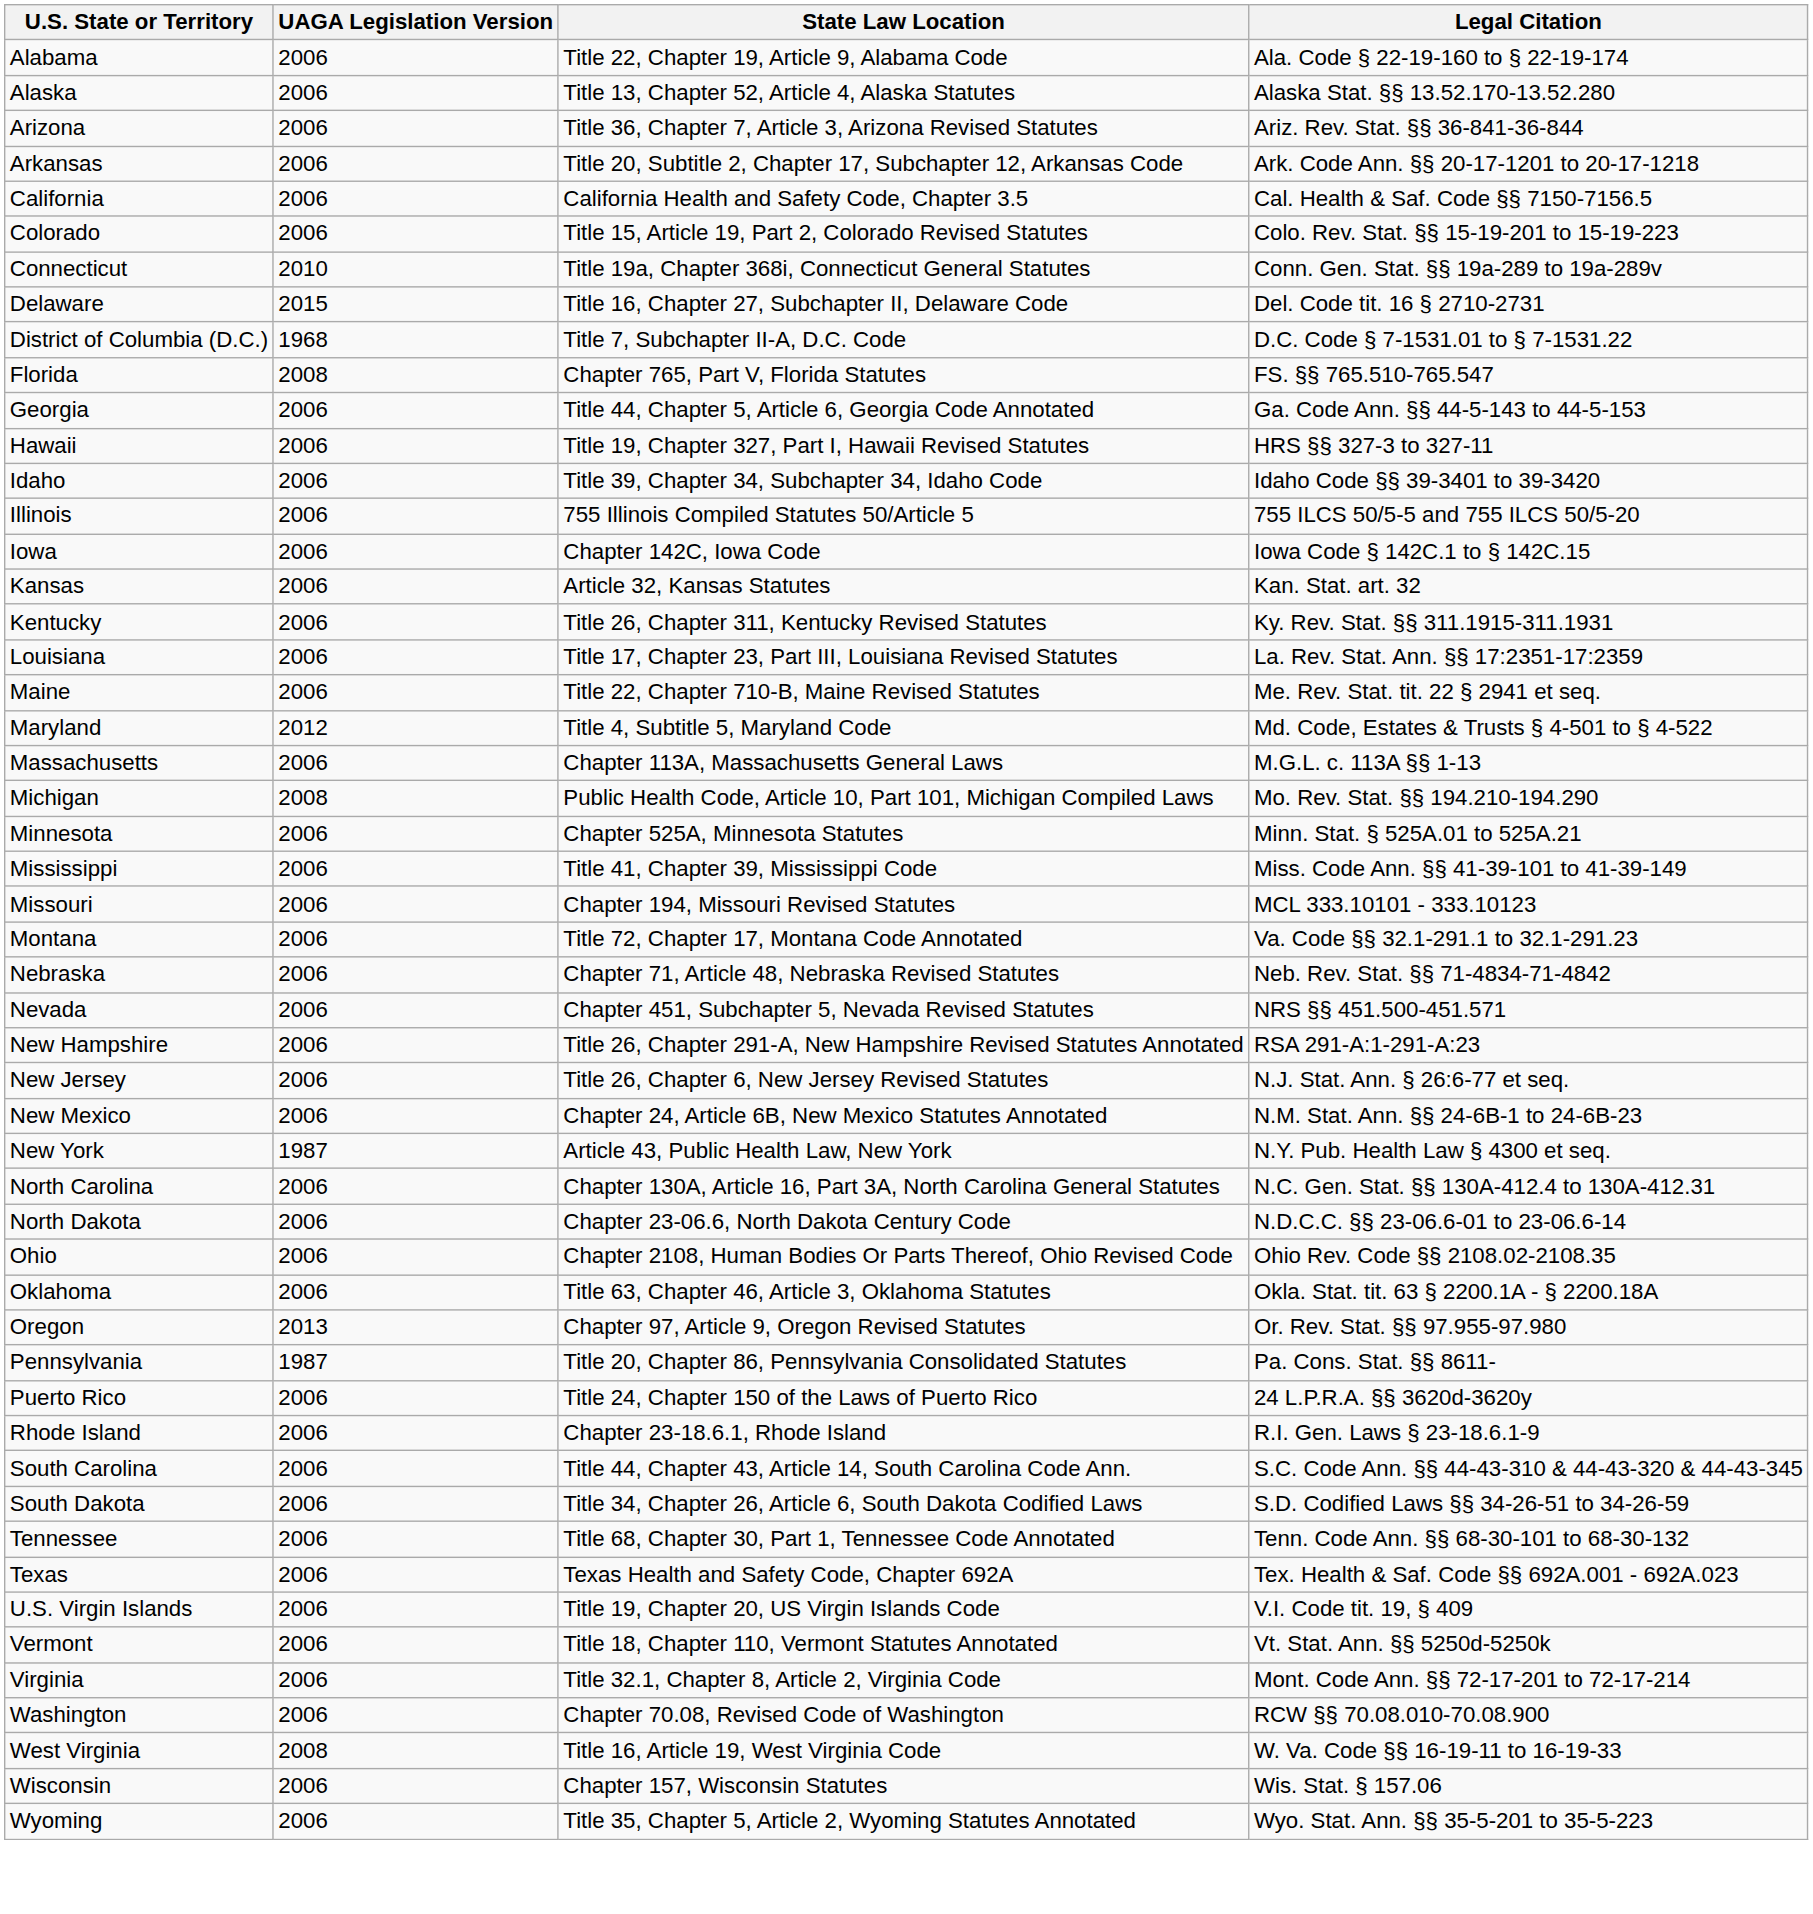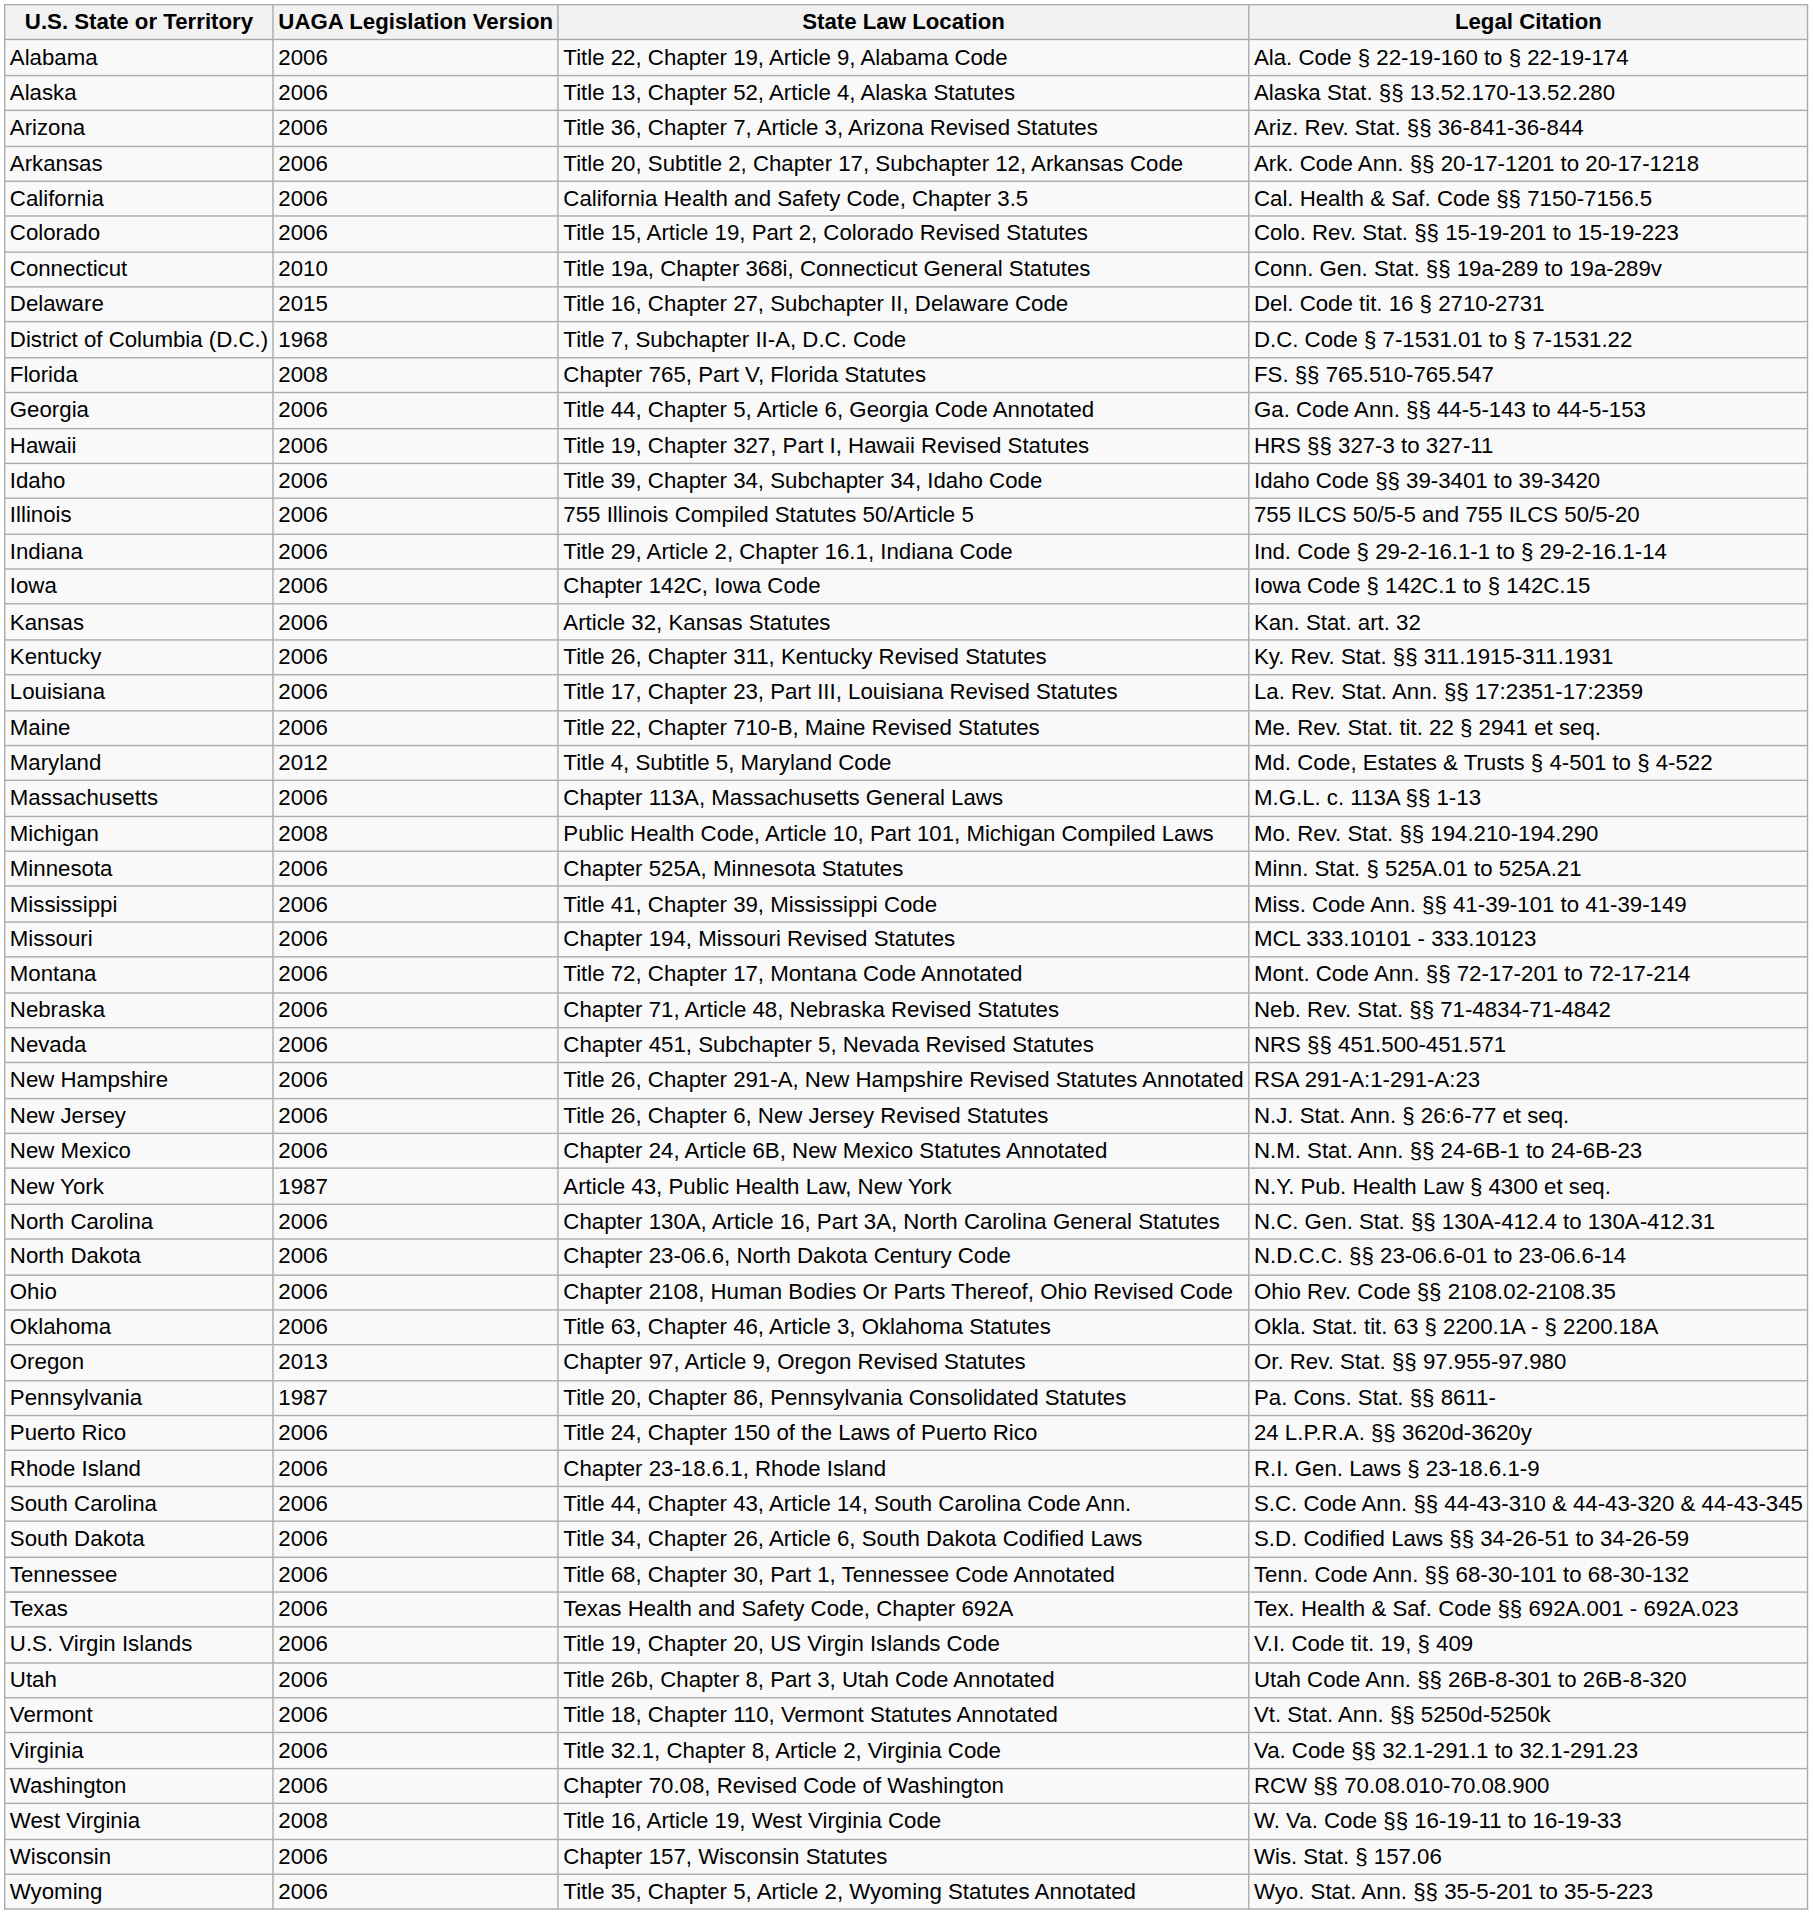+ row: (46, 551)
(1446, 939) Va. Code §§ 32.1-291.1 to 32.1-291.23 -> (1472, 974) Mont. Code Ann. §§ 72-17-201 to 72-17-214
+ row: (33, 1679)
(1472, 1679) Mont. Code Ann. §§ 72-17-201 to 72-17-214 -> (1446, 1750) Va. Code §§ 32.1-291.1 to 32.1-291.23
